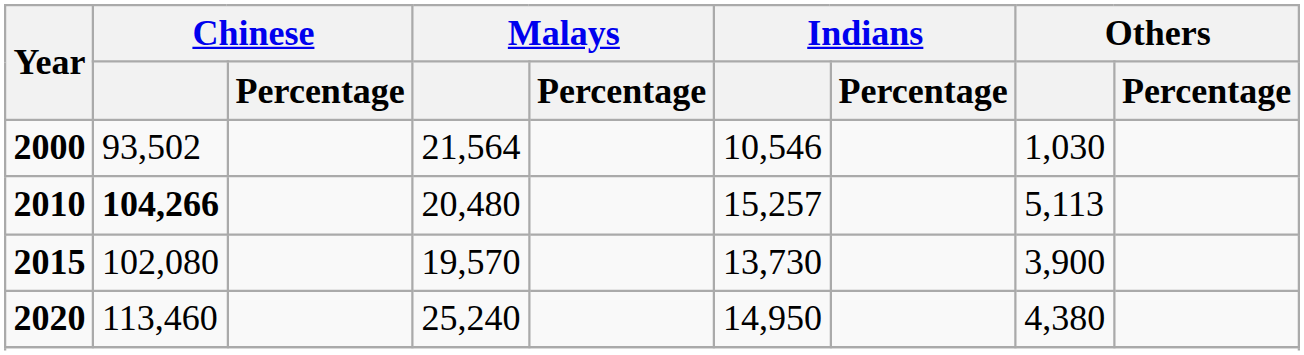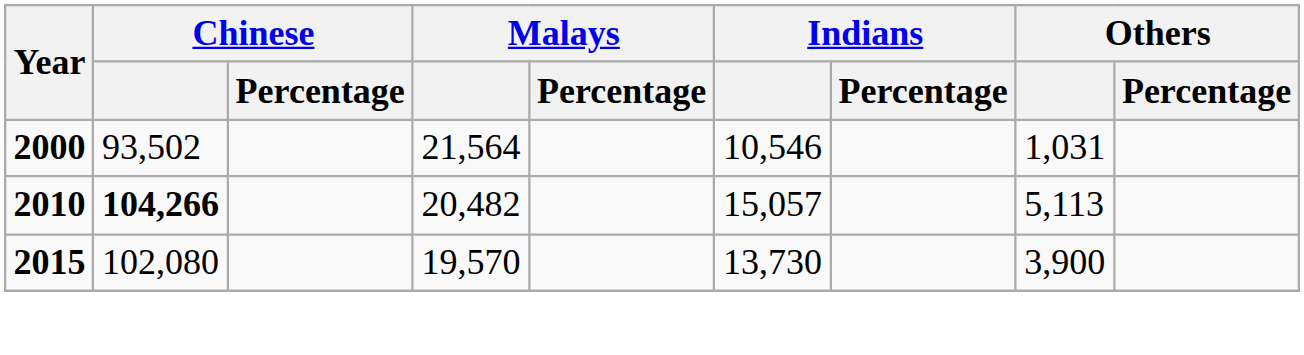(1065, 147) 1,030 -> (1065, 147) 1,031
(471, 204) 20,480 -> (471, 204) 20,482
(772, 204) 15,257 -> (772, 204) 15,057
- row: (49, 318)
